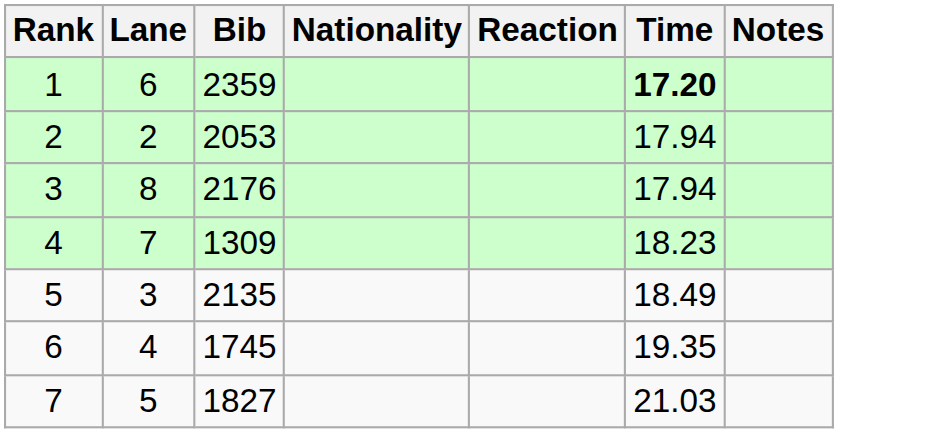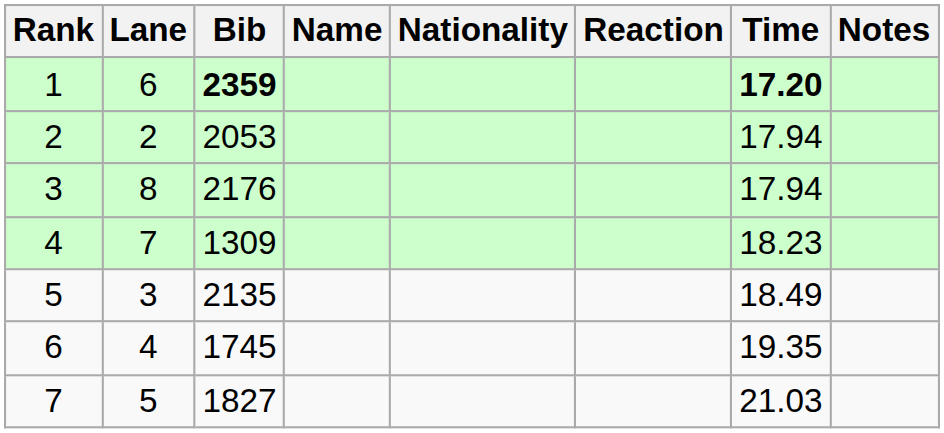+ column: (337, 30)
(239, 83) normal -> (239, 83) bold
